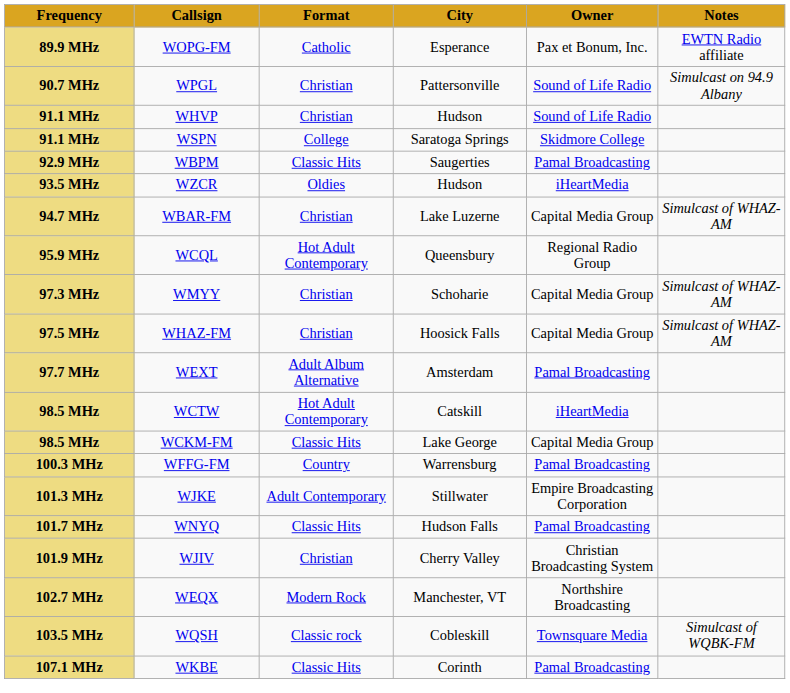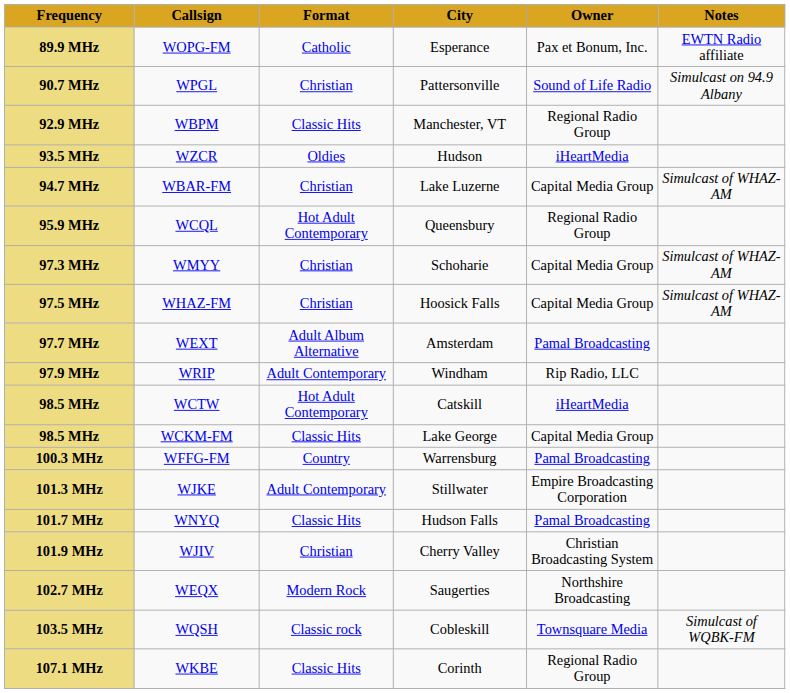- row: (69, 116)
- row: (69, 139)
(460, 162) Saugerties -> (460, 124) Manchester, VT
(592, 162) Pamal Broadcasting -> (592, 124) Regional Radio Group
+ row: (69, 373)
(460, 597) Manchester, VT -> (460, 590) Saugerties
(592, 667) Pamal Broadcasting -> (592, 668) Regional Radio Group
